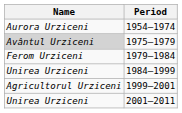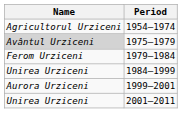(48, 27) Aurora Urziceni -> (64, 27) Agricultorul Urziceni
(64, 86) Agricultorul Urziceni -> (48, 86) Aurora Urziceni
